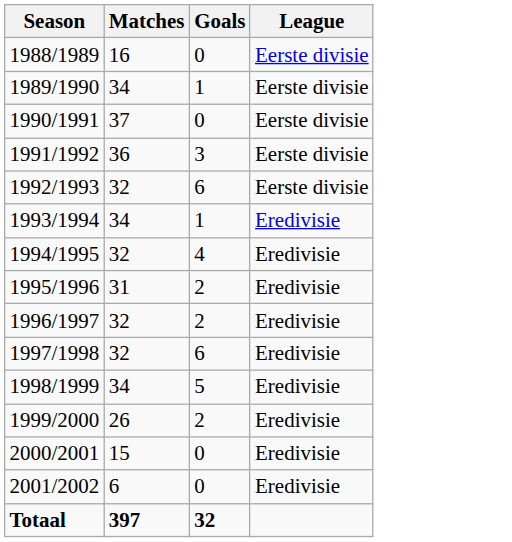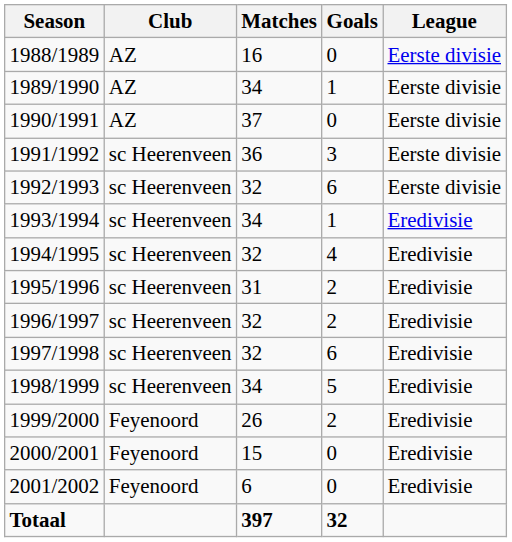+ column: (170, 21)
